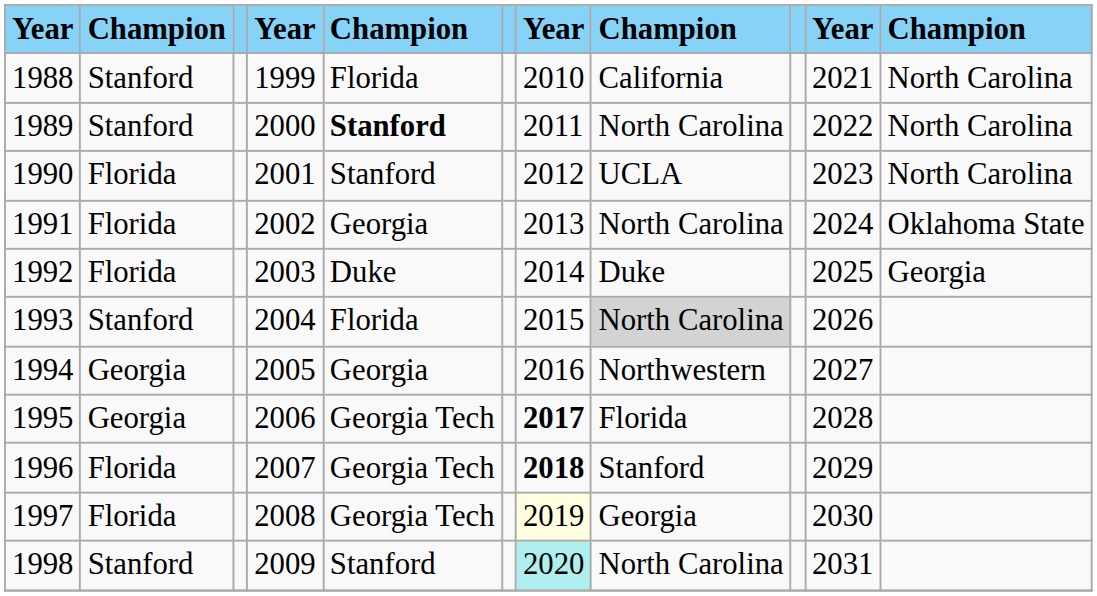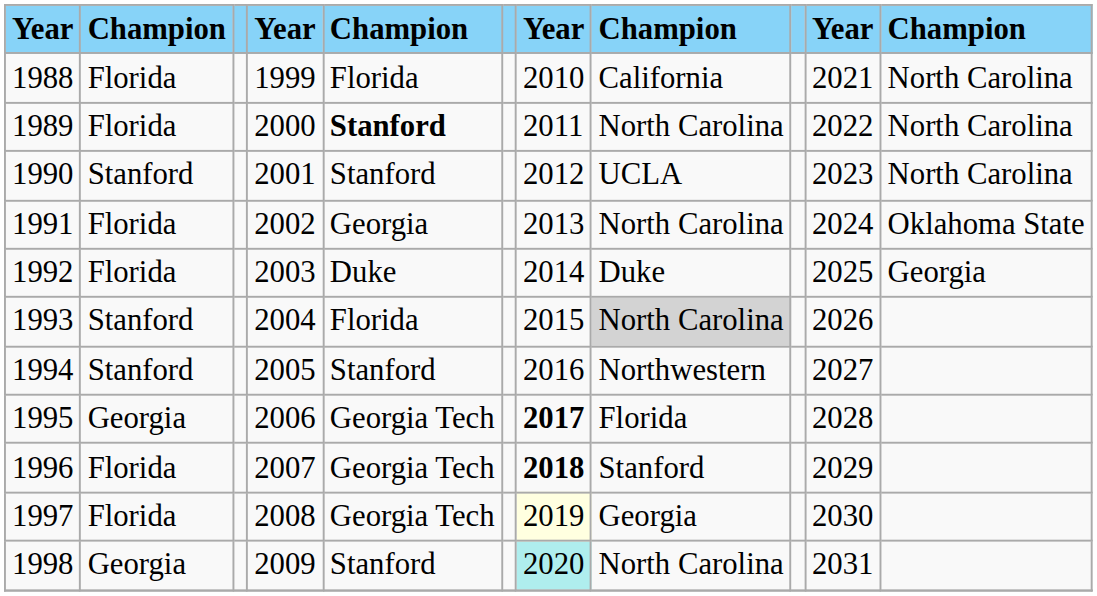(141, 77) Stanford -> (132, 77) Florida
(141, 126) Stanford -> (132, 126) Florida
(132, 175) Florida -> (141, 175) Stanford
(137, 369) Georgia -> (141, 369) Stanford
(379, 369) Georgia -> (383, 369) Stanford
(141, 564) Stanford -> (137, 564) Georgia
